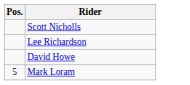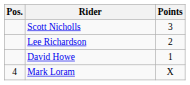+ column: (170, 11)
(15, 72) 5 -> (15, 72) 4
